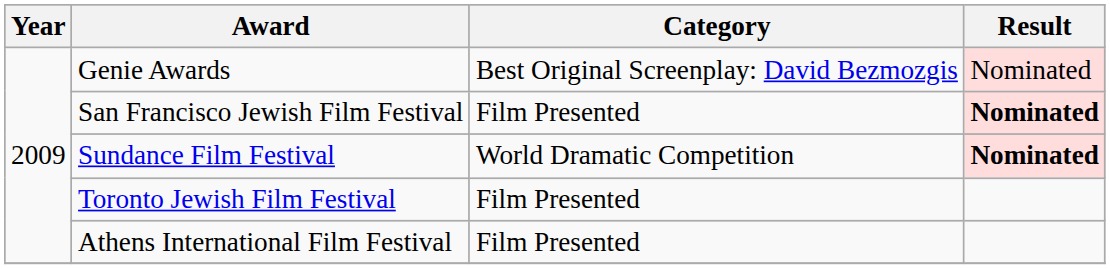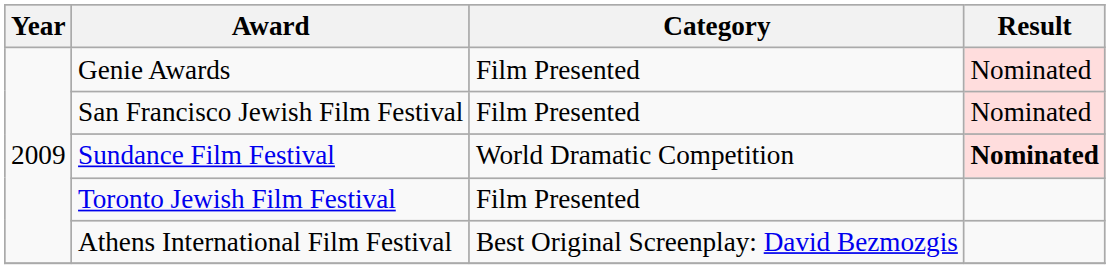(717, 69) Best Original Screenplay: David Bezmozgis -> (558, 69) Film Presented
(1035, 112) bold -> (1031, 112) normal
(558, 241) Film Presented -> (717, 241) Best Original Screenplay: David Bezmozgis
